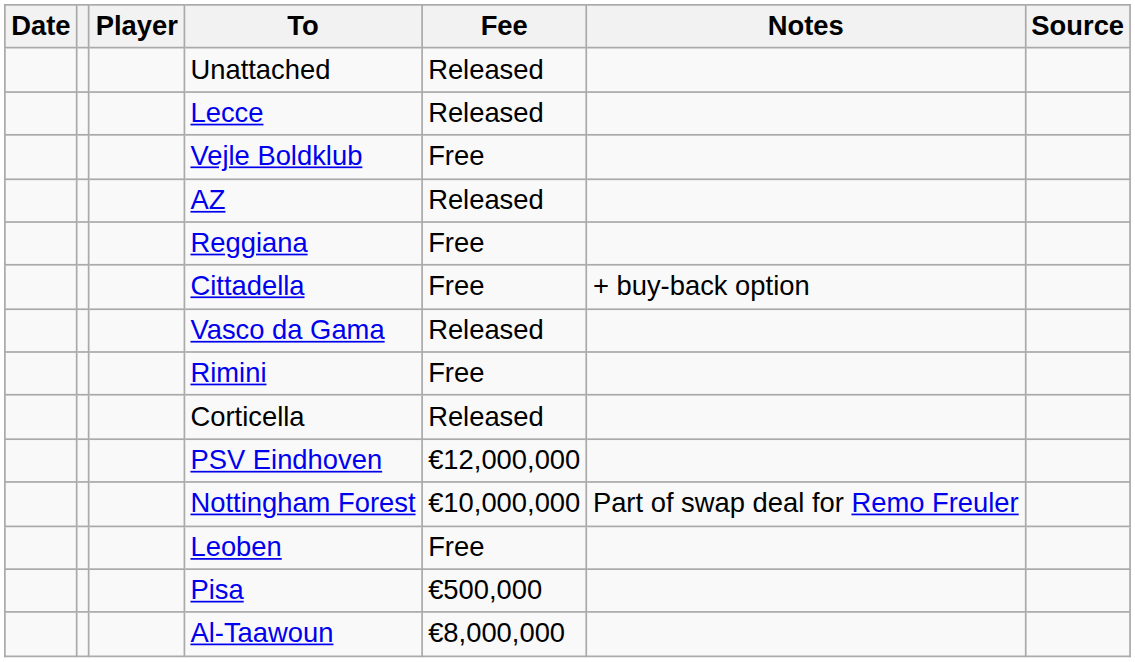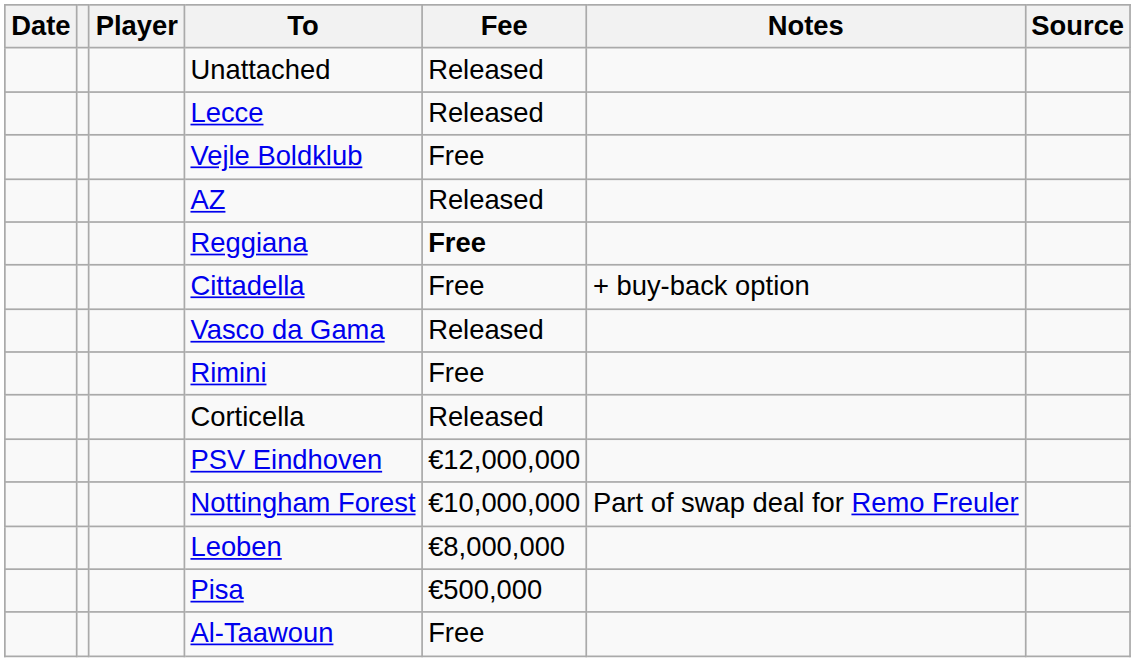(456, 243) normal -> (457, 243) bold
(456, 546) Free -> (497, 546) €8,000,000
(497, 633) €8,000,000 -> (456, 633) Free
